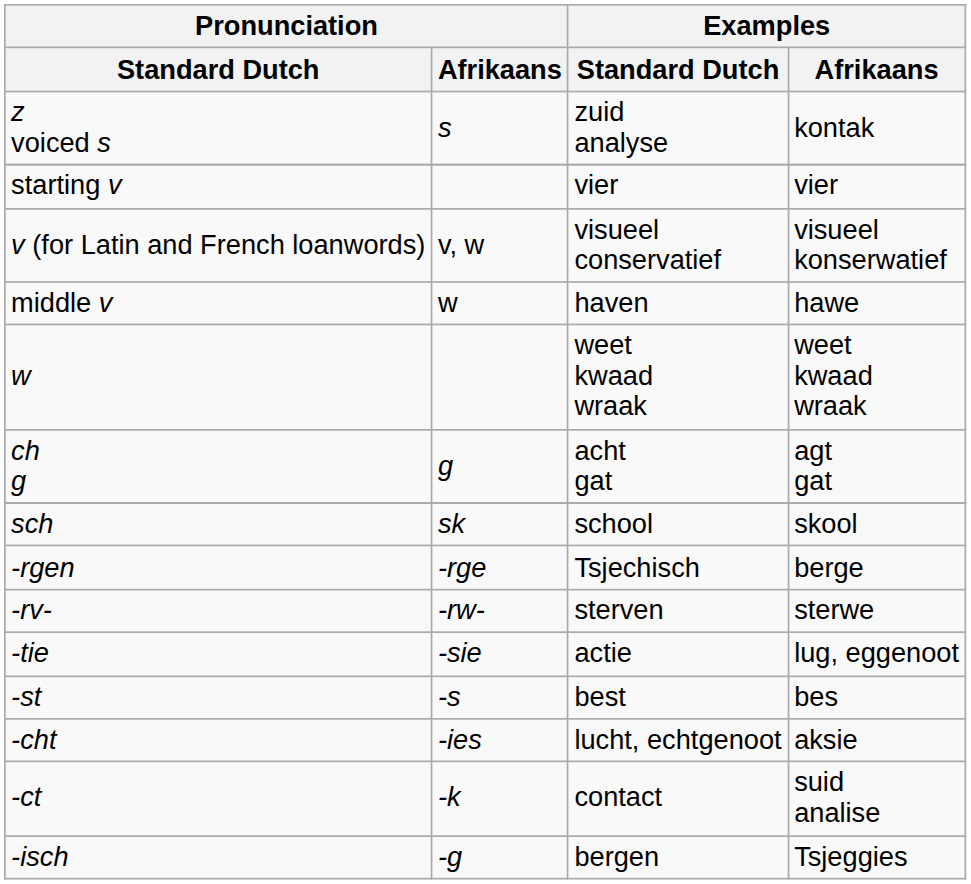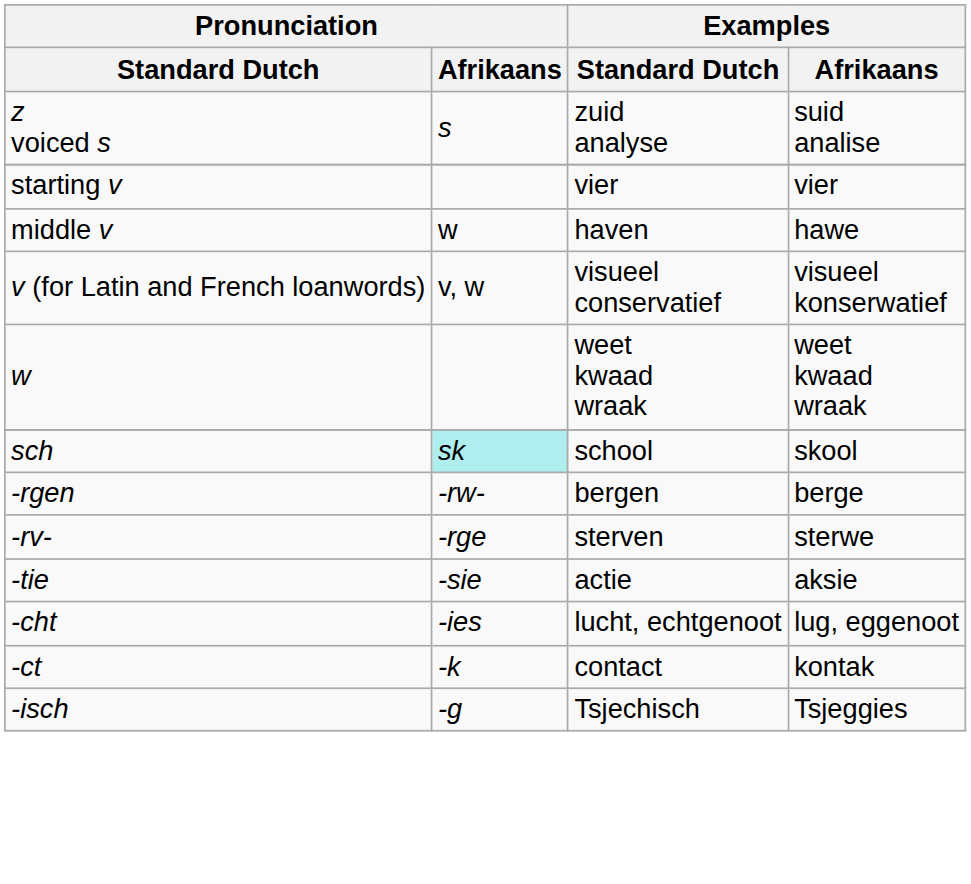(834, 127) kontak -> (837, 127) suid analise
rows swapped: (62, 302) <-> (218, 244)
- row: (25, 465)
(451, 524) no background -> (451, 450) paleturquoise background
(462, 567) -rge -> (461, 493) -rw-
(637, 567) Tsjechisch -> (617, 493) bergen
(461, 610) -rw- -> (462, 536) -rge
(877, 653) lug, eggenoot -> (826, 579) aksie
- row: (26, 696)
(826, 739) aksie -> (877, 622) lug, eggenoot
(837, 798) suid analise -> (834, 666) kontak
(617, 856) bergen -> (637, 709) Tsjechisch
